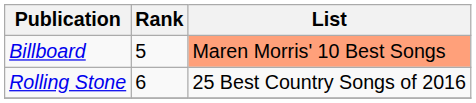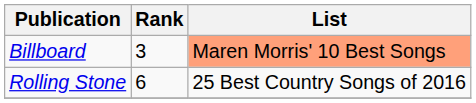(141, 51) 5 -> (141, 51) 3
